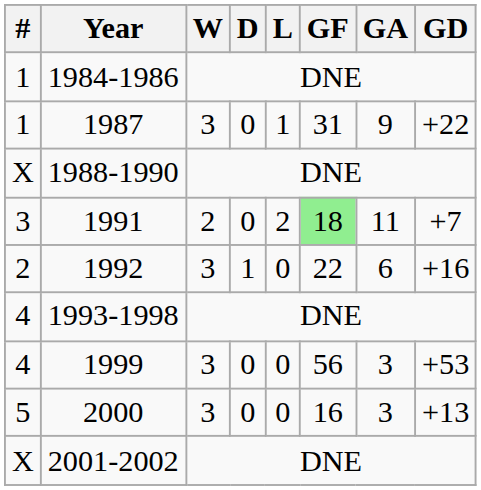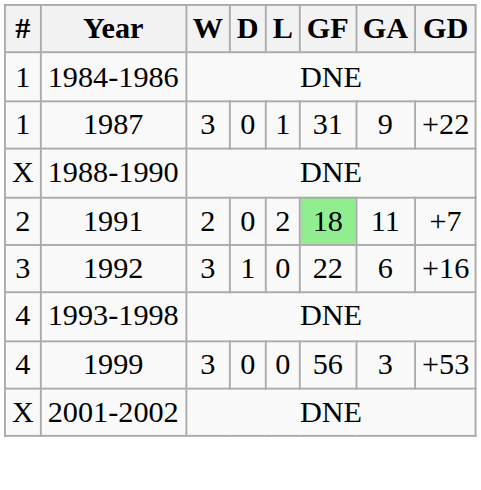(23, 220) 3 -> (23, 220) 2
(23, 268) 2 -> (23, 268) 3
- row: (113, 412)
